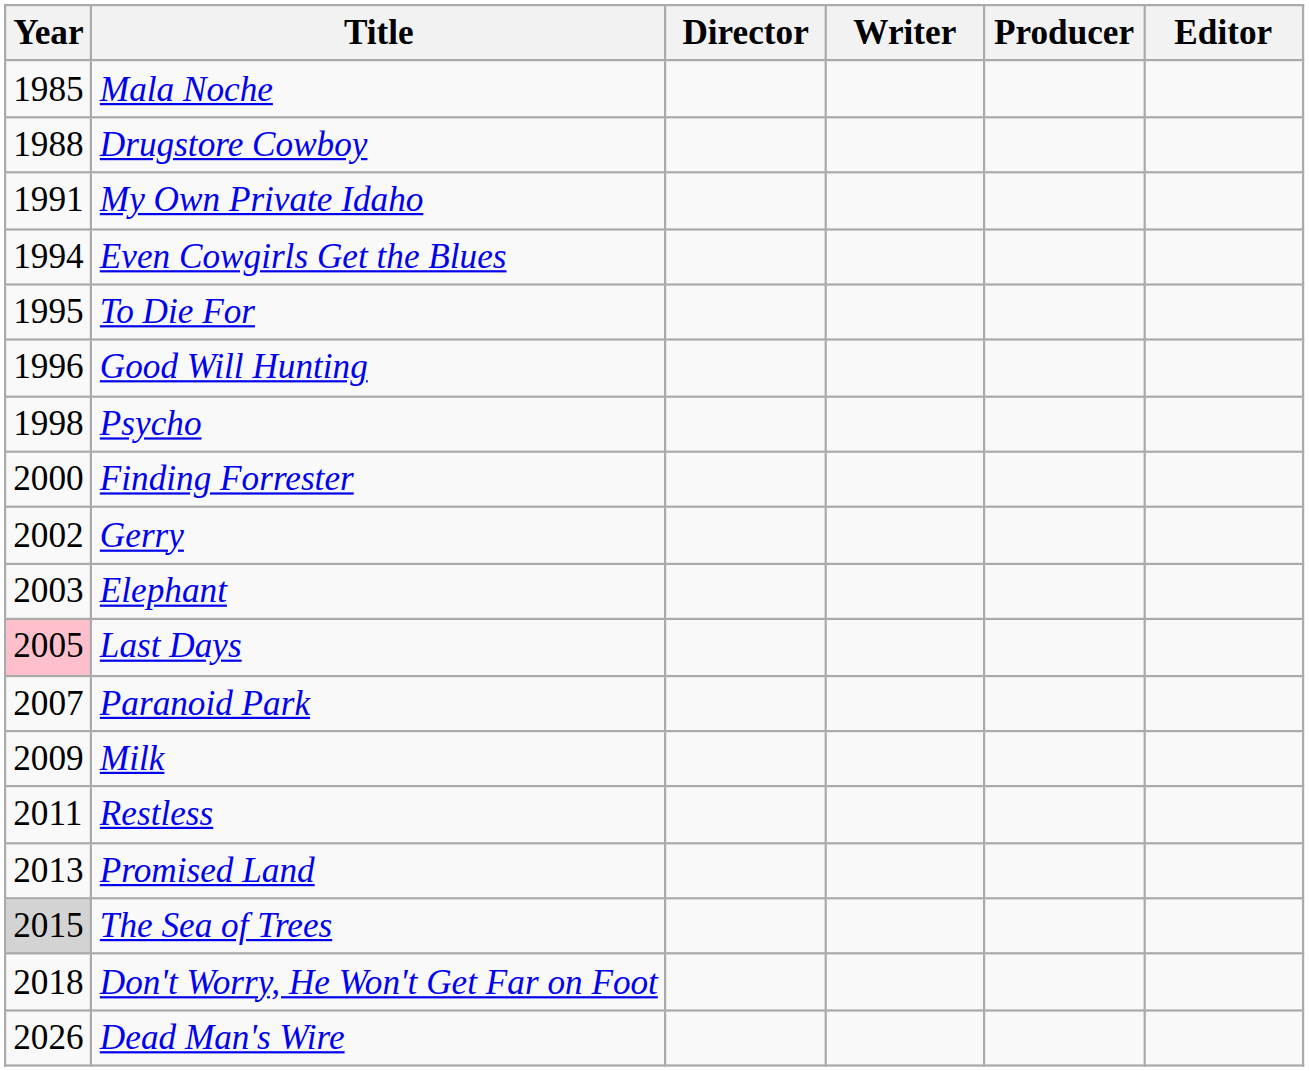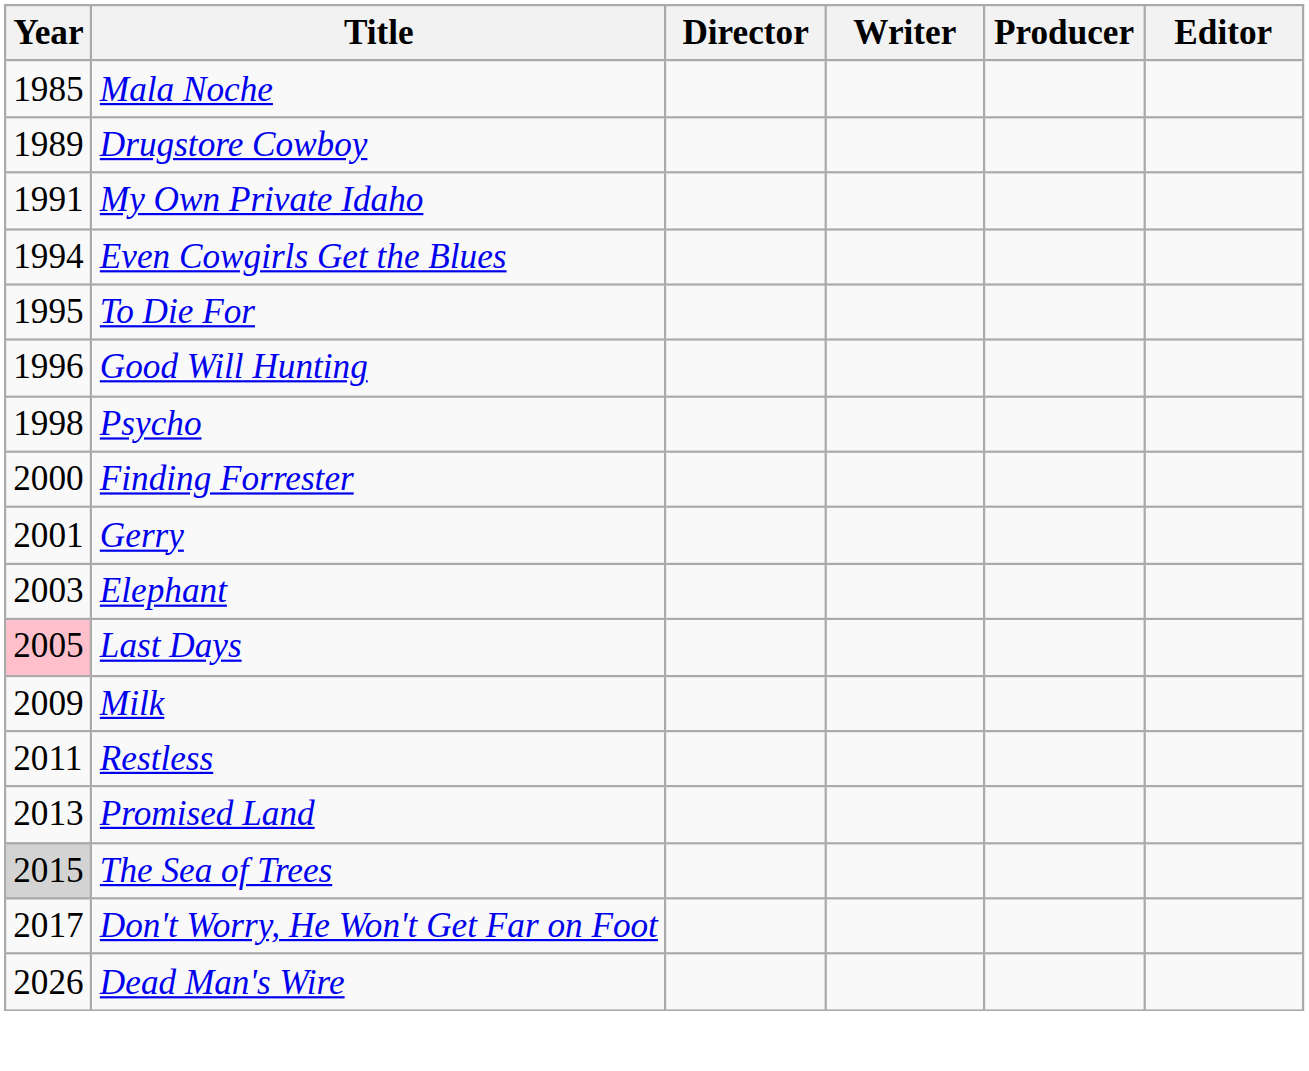(48, 144) 1988 -> (48, 144) 1989
(48, 534) 2002 -> (48, 534) 2001
- row: (205, 702)
(48, 981) 2018 -> (48, 925) 2017
